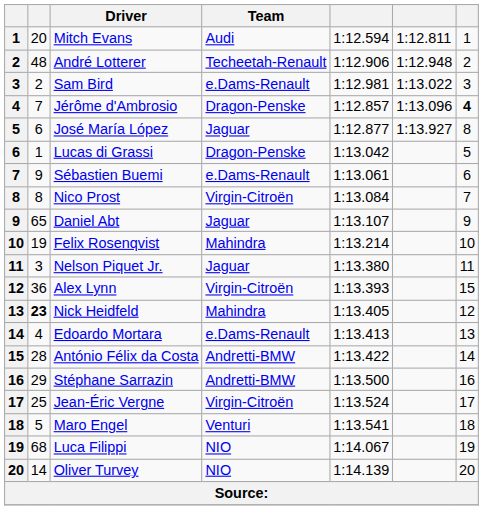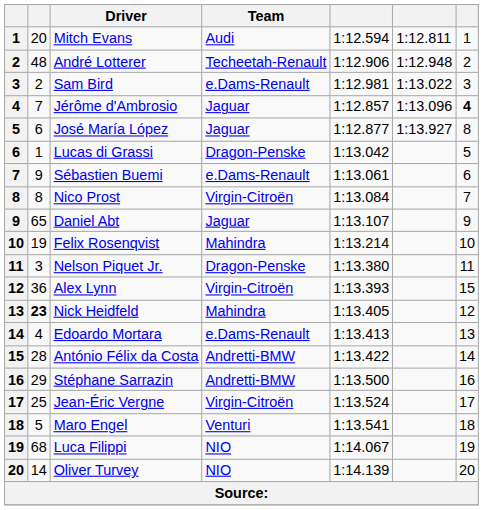(256, 106) Dragon-Penske -> (228, 106) Jaguar
(228, 265) Jaguar -> (256, 265) Dragon-Penske
